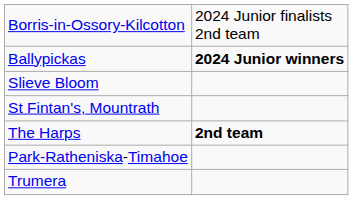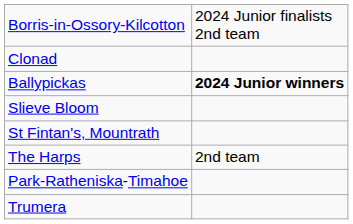+ row: (33, 58)
(229, 132) bold -> (227, 157) normal
